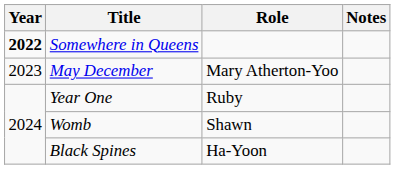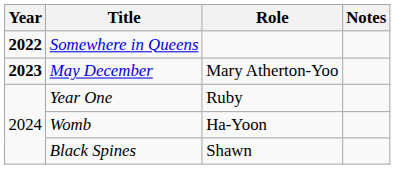(25, 71) normal -> (25, 71) bold
(229, 124) Shawn -> (237, 124) Ha-Yoon
(237, 151) Ha-Yoon -> (229, 151) Shawn
